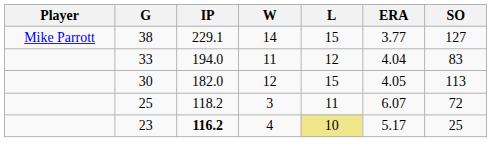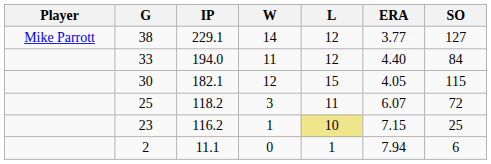(332, 37) 15 -> (332, 37) 12
(394, 59) 4.04 -> (394, 59) 4.40
(456, 59) 83 -> (456, 59) 84
(208, 81) 182.0 -> (208, 81) 182.1
(456, 81) 113 -> (456, 81) 115
(208, 125) bold -> (208, 125) normal
(270, 125) 4 -> (270, 125) 1
(394, 125) 5.17 -> (394, 125) 7.15
+ row: (146, 147)
